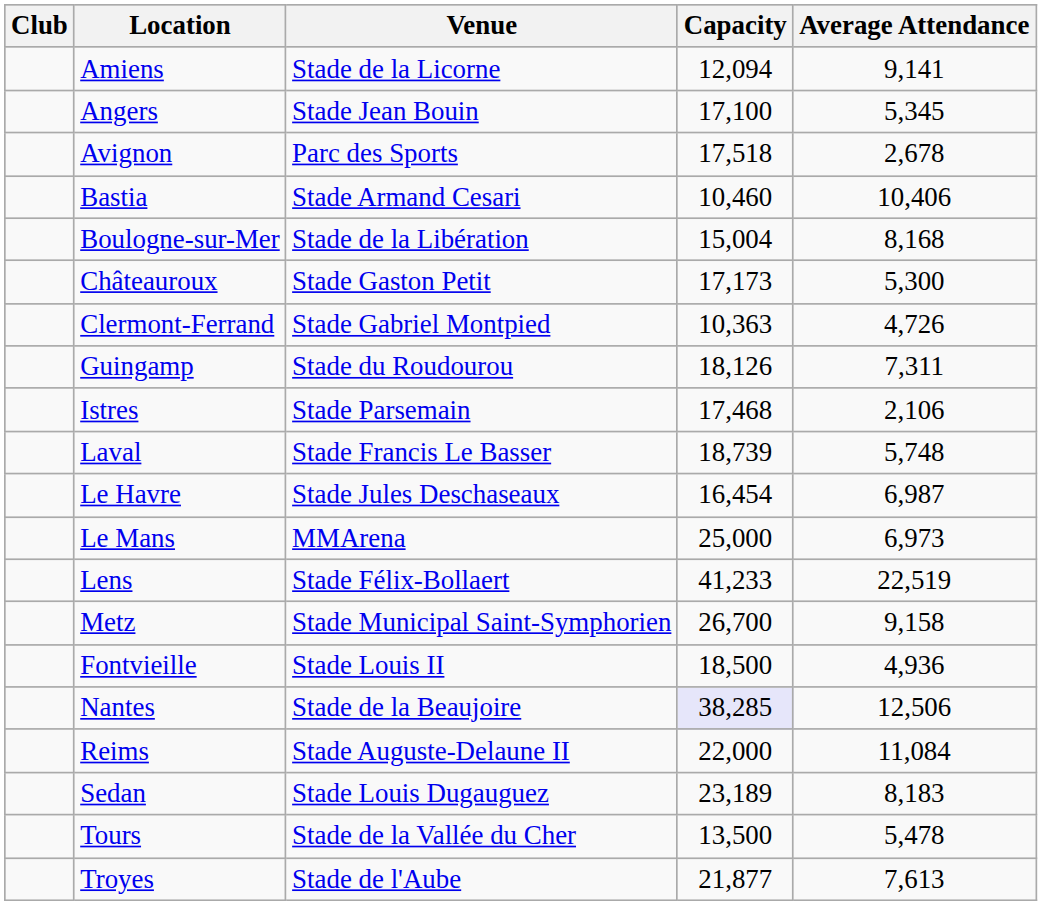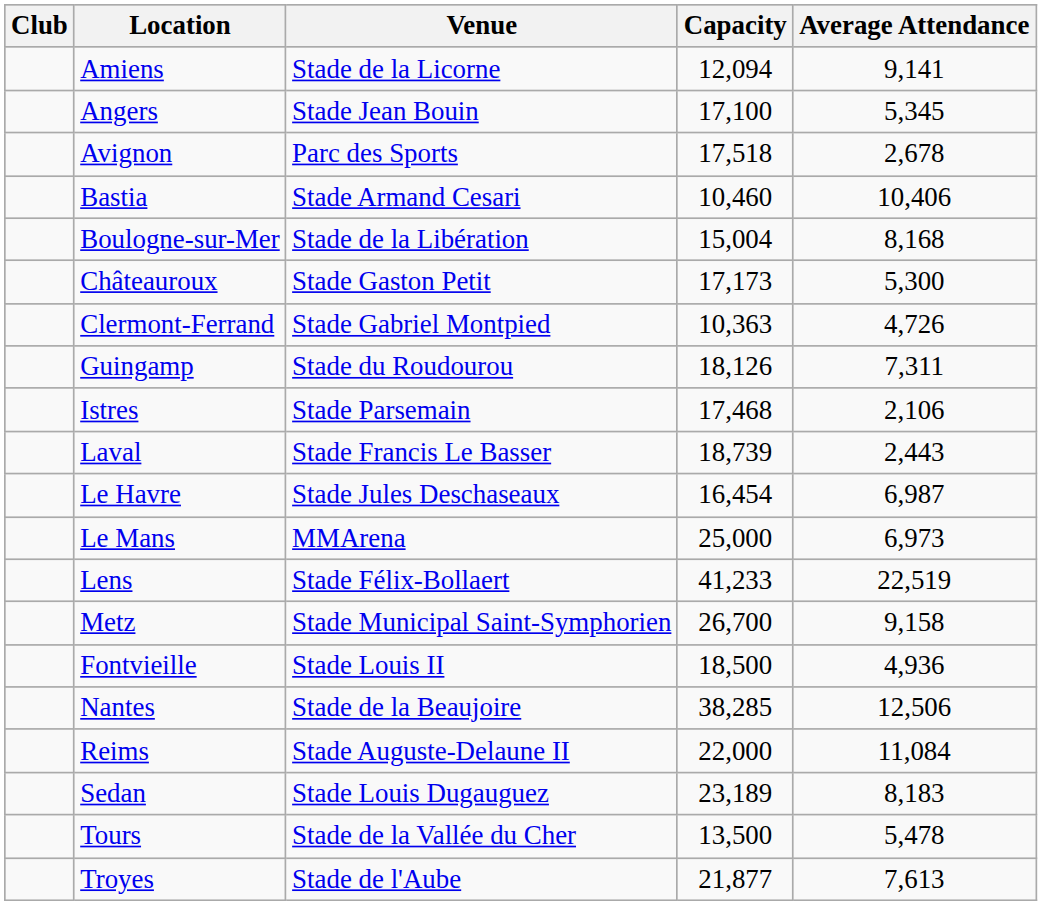(914, 452) 5,748 -> (914, 452) 2,443
(735, 707) lavender background -> (735, 707) no background
